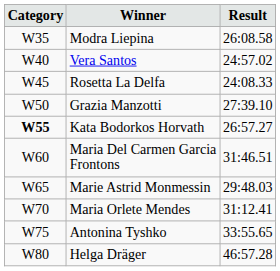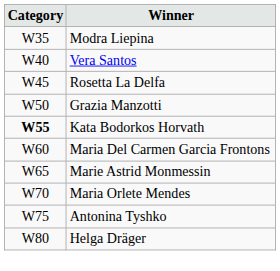- column: (248, 15)
